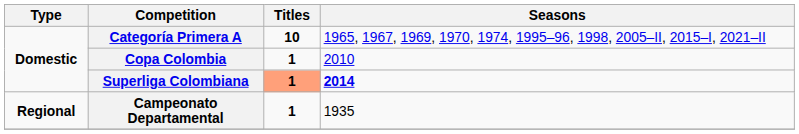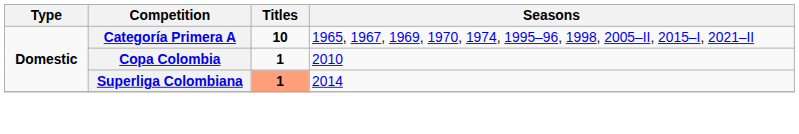(339, 81) bold -> (327, 81) normal
- row: (176, 111)
